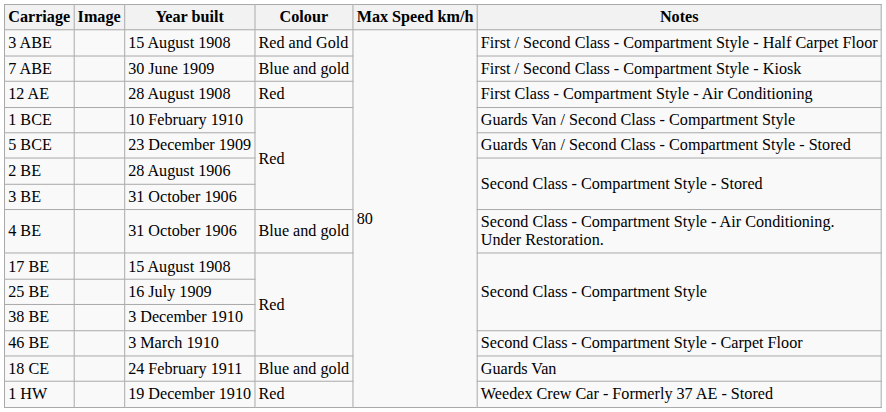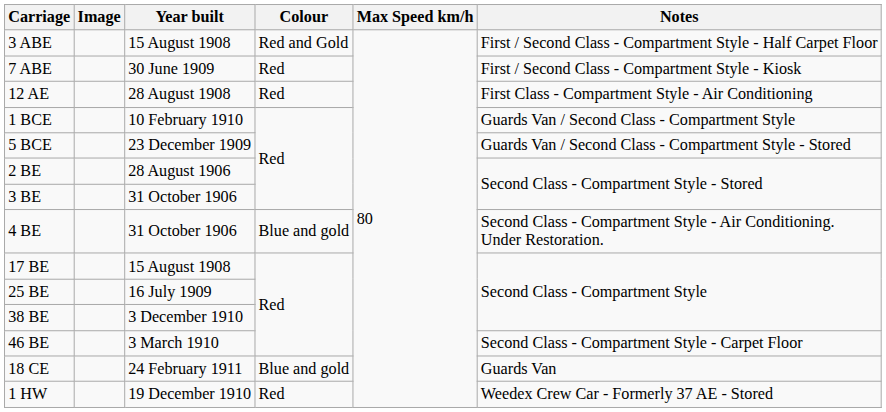(304, 68) Blue and gold -> (272, 68) Red
